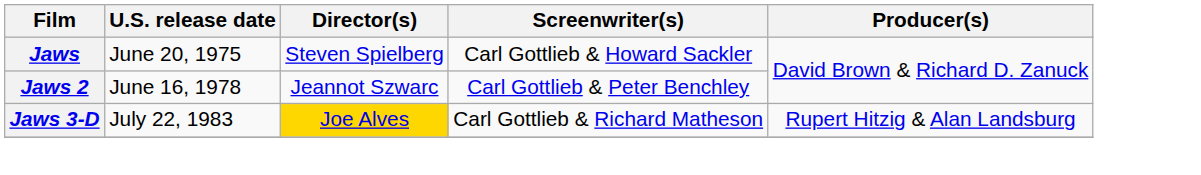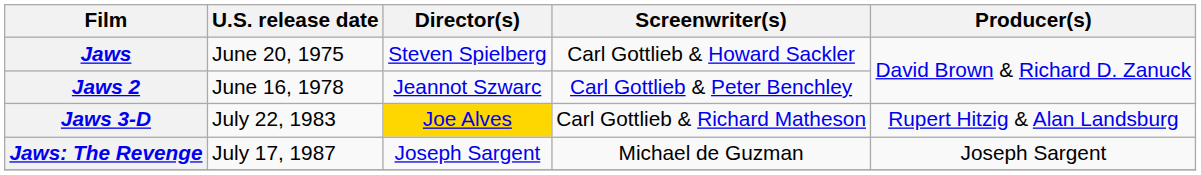+ row: (106, 152)
